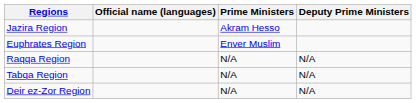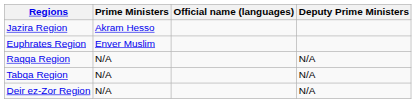columns swapped: (155, 12) <-> (257, 12)
